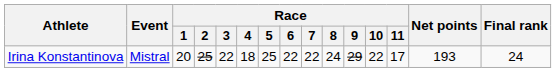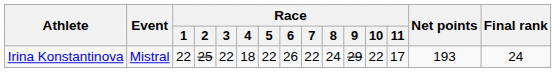(184, 57) 20 -> (184, 57) 22
(269, 57) 25 -> (269, 57) 22
(291, 57) 22 -> (291, 57) 26
